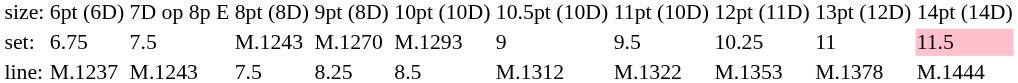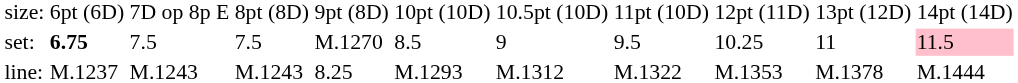(69, 42) normal -> (69, 42) bold
(269, 42) M.1243 -> (248, 42) 7.5
(428, 42) M.1293 -> (408, 42) 8.5
(248, 71) 7.5 -> (269, 71) M.1243
(408, 71) 8.5 -> (428, 71) M.1293
